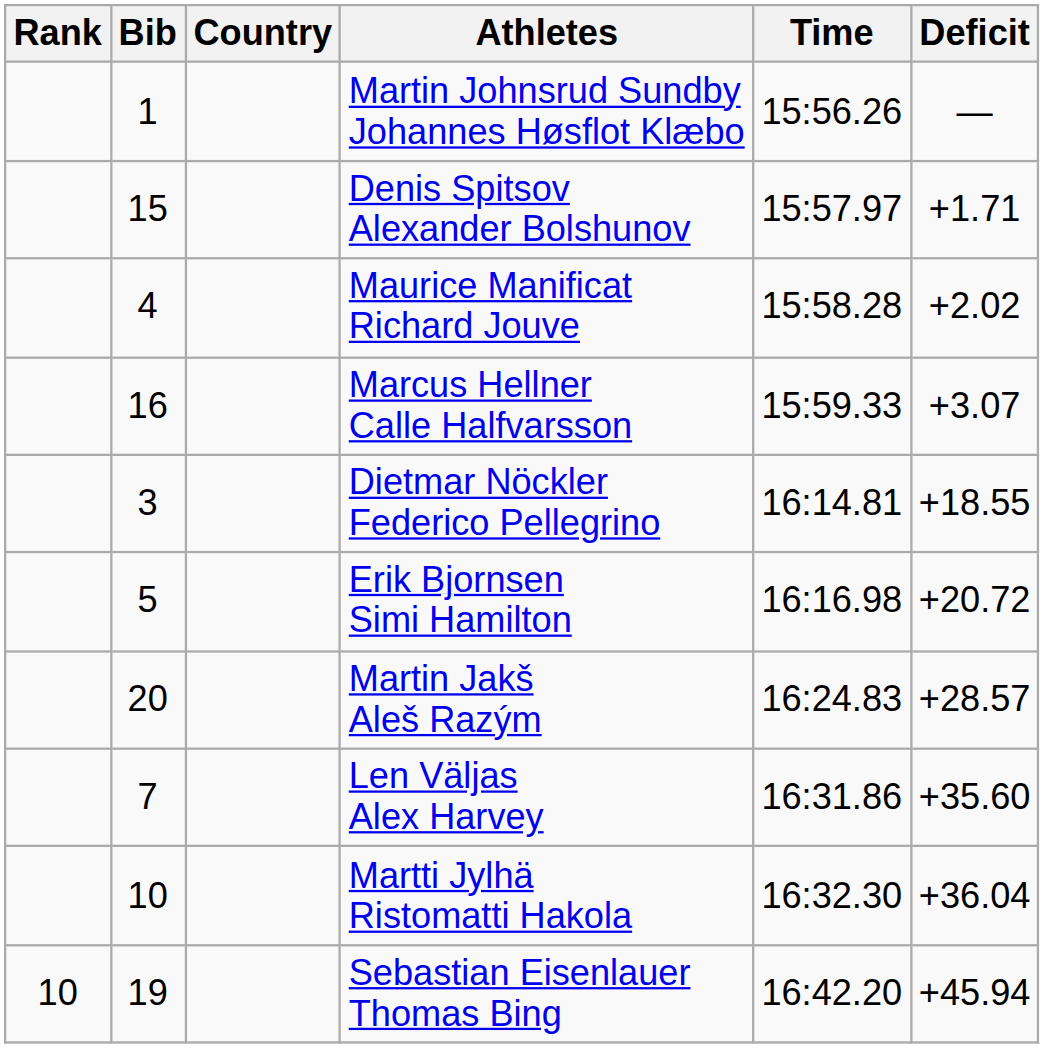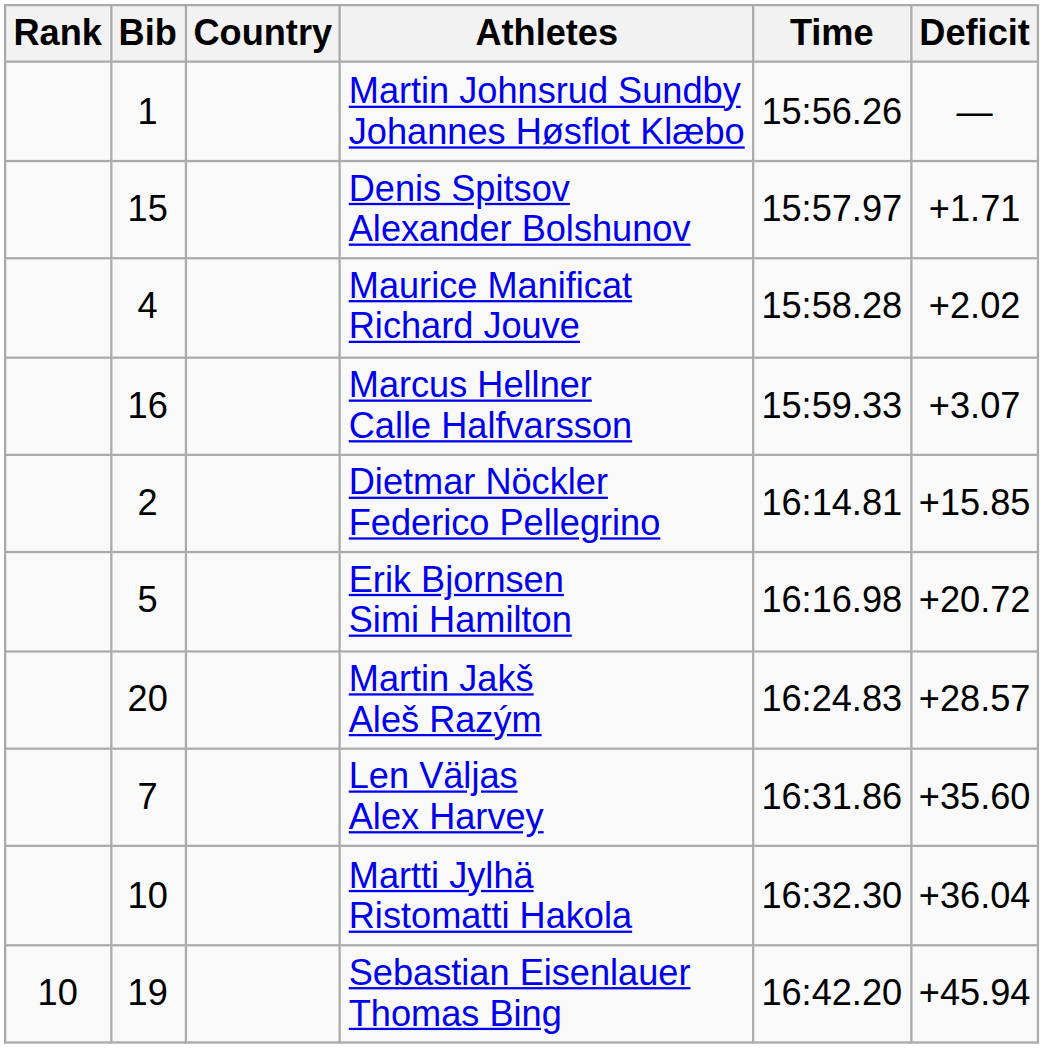(148, 502) 3 -> (148, 502) 2
(975, 502) +18.55 -> (975, 502) +15.85
